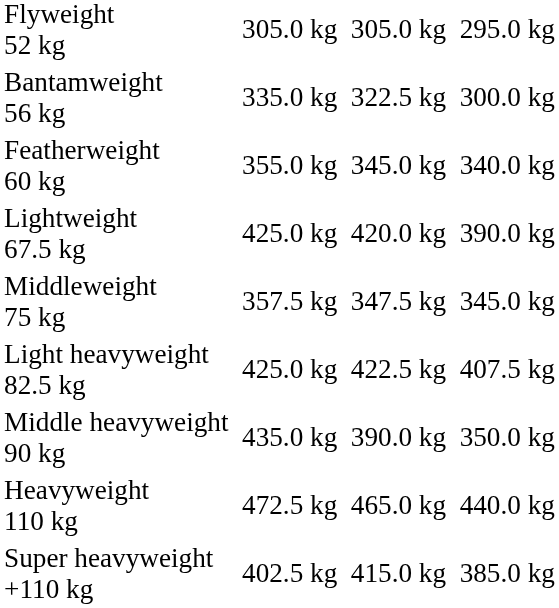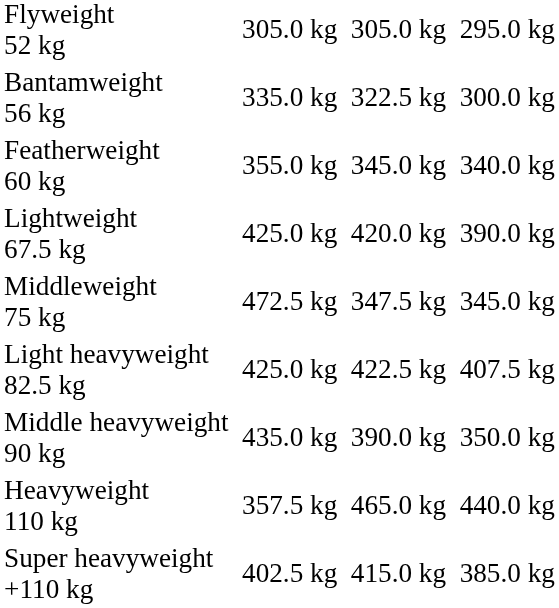(290, 301) 357.5 kg -> (290, 301) 472.5 kg
(290, 505) 472.5 kg -> (290, 505) 357.5 kg
